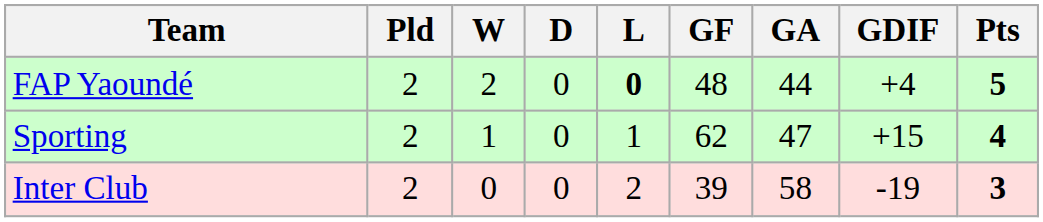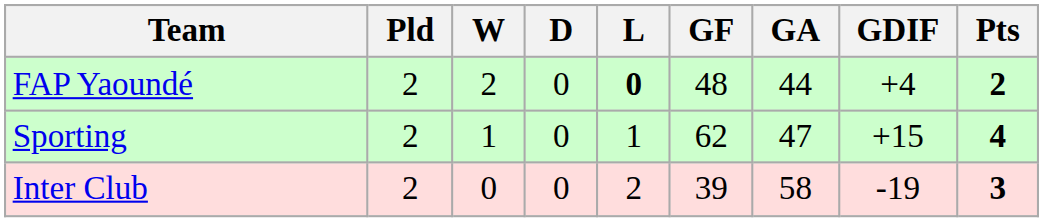(998, 83) 5 -> (998, 83) 2
